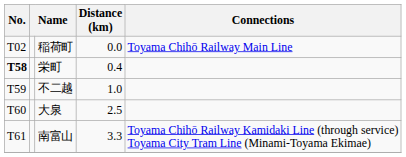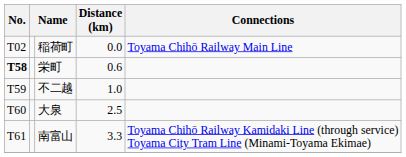(115, 68) 0.4 -> (115, 68) 0.6
